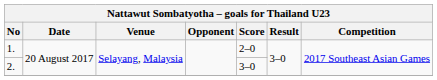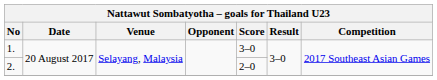(247, 49) 2–0 -> (247, 49) 3–0
(247, 66) 3–0 -> (247, 66) 2–0
